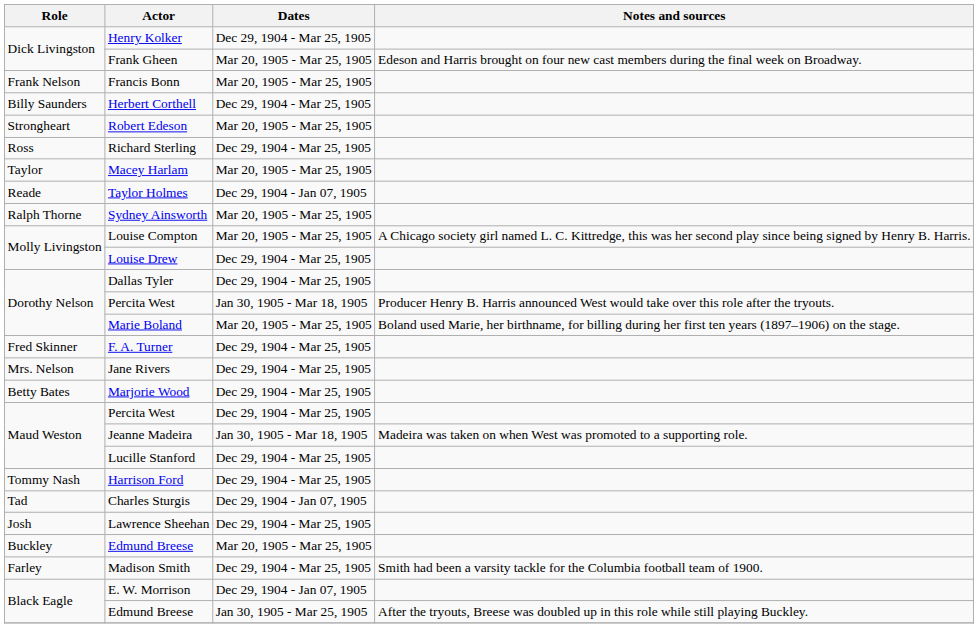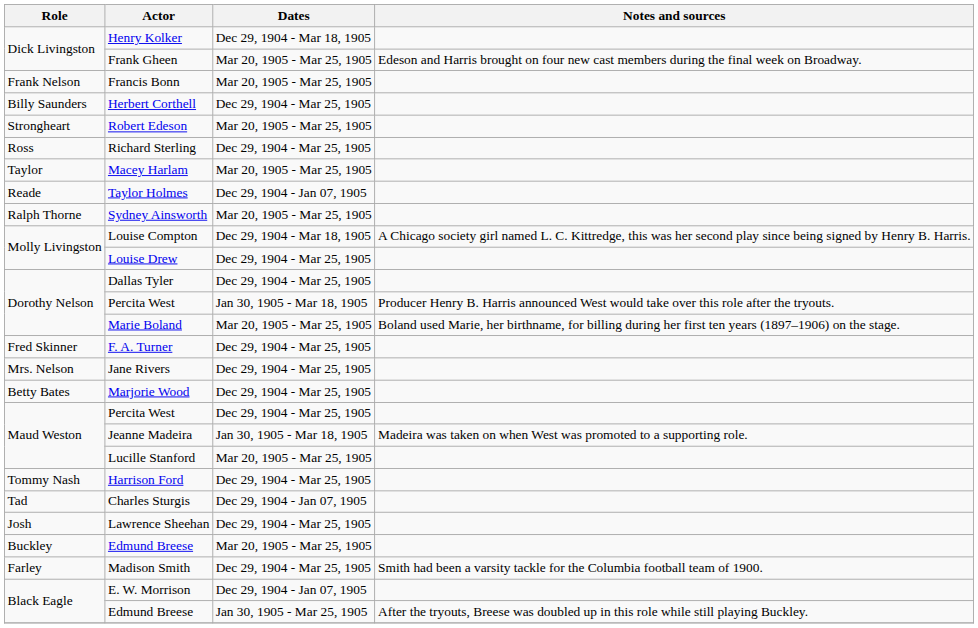(293, 38) Dec 29, 1904 - Mar 25, 1905 -> (293, 38) Dec 29, 1904 - Mar 18, 1905
(294, 236) Mar 20, 1905 - Mar 25, 1905 -> (293, 236) Dec 29, 1904 - Mar 18, 1905
(293, 457) Dec 29, 1904 - Mar 25, 1905 -> (294, 457) Mar 20, 1905 - Mar 25, 1905
